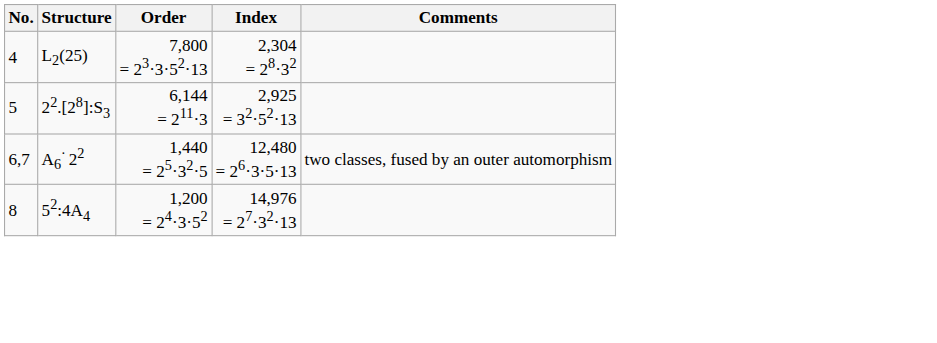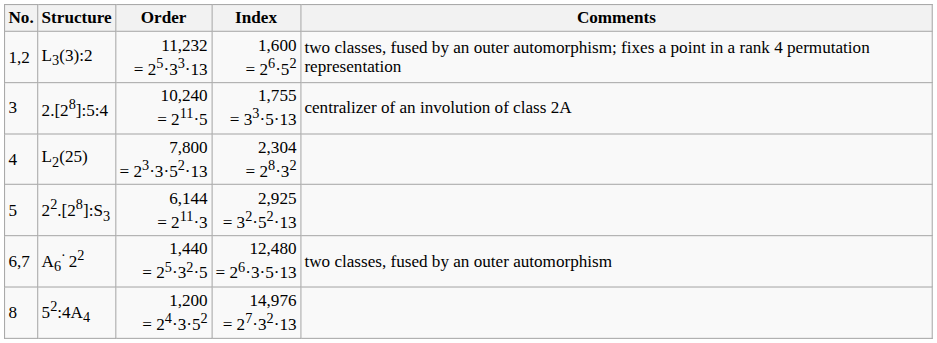+ row: (19, 57)
+ row: (13, 108)
